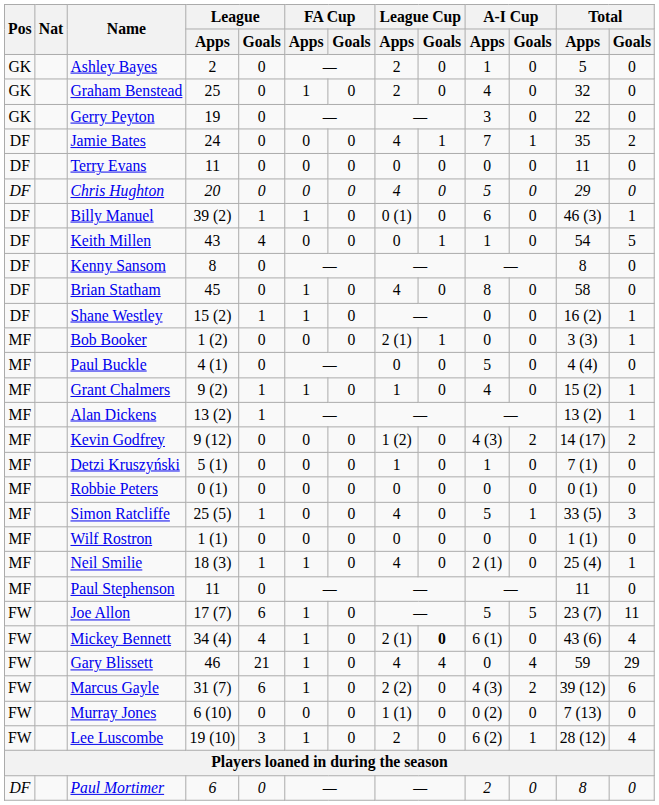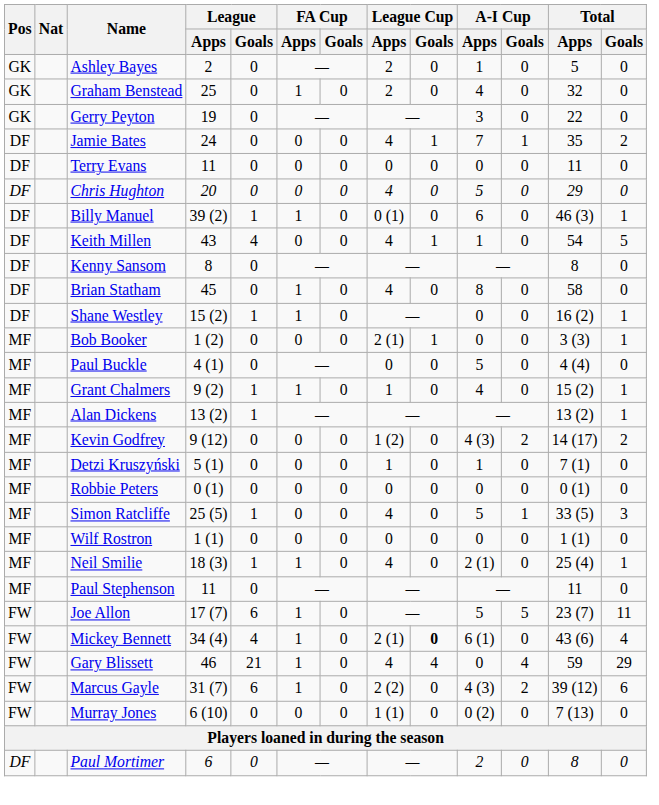(397, 240) 0 -> (389, 240) 4
- row: (117, 738)
